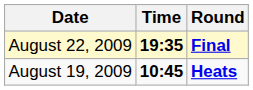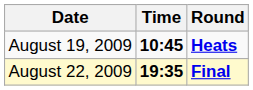rows swapped: (70, 71) <-> (70, 44)
